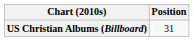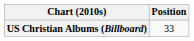(169, 28) 31 -> (169, 28) 33
